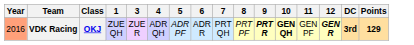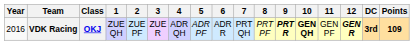+ column: (137, 11)
(16, 28) lightsalmon background -> (16, 28) no background
(374, 28) 129 -> (395, 28) 109
